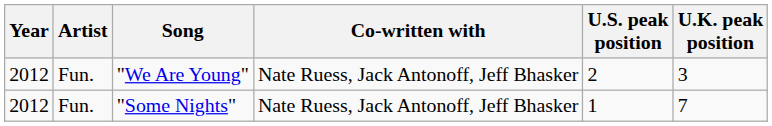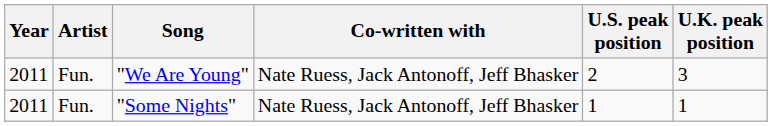(29, 74) 2012 -> (29, 74) 2011
(29, 105) 2012 -> (29, 105) 2011
(683, 105) 7 -> (683, 105) 1
